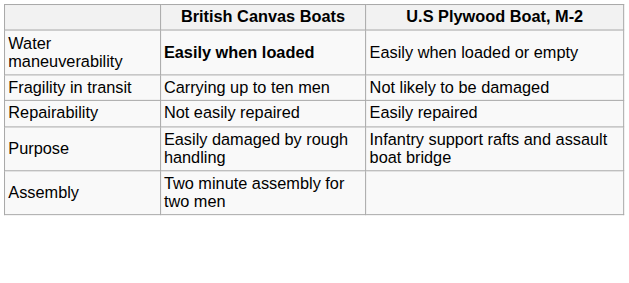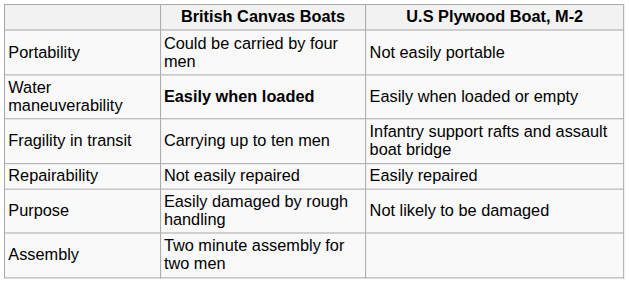+ row: (44, 52)
(459, 87) Not likely to be damaged -> (488, 140) Infantry support rafts and assault boat bridge
(488, 148) Infantry support rafts and assault boat bridge -> (459, 211) Not likely to be damaged
